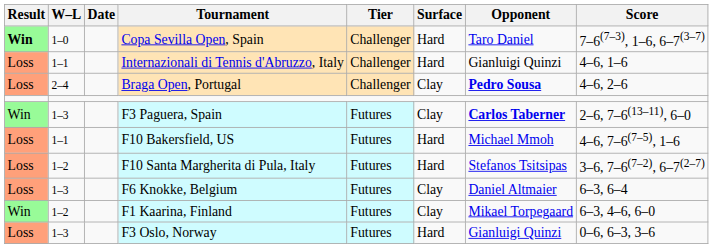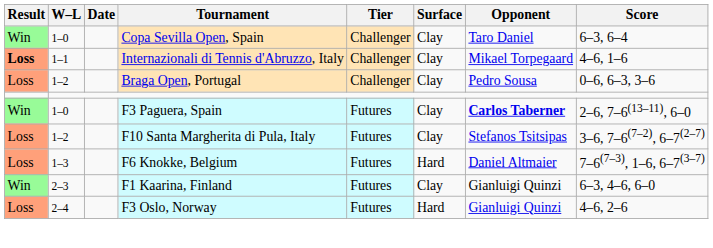(20, 39) bold -> (19, 37) normal
(431, 39) Hard -> (430, 37) Clay
(642, 39) 7–6(7–3), 1–6, 6–7(3–7) -> (603, 37) 6–3, 6–4
(21, 62) normal -> (21, 59) bold
(431, 62) Hard -> (430, 59) Clay
(515, 62) Gianluigi Quinzi -> (521, 59) Mikael Torpegaard
(60, 85) 2–4 -> (60, 81) 1–2
(505, 84) bold -> (503, 80) normal
(603, 84) 4–6, 2–6 -> (617, 80) 0–6, 6–3, 3–6
(60, 115) 1–3 -> (60, 111) 1–0
- row: (178, 140)
(431, 165) Hard -> (430, 136) Clay
(430, 189) Clay -> (431, 161) Hard
(603, 189) 6–3, 6–4 -> (642, 161) 7–6(7–3), 1–6, 6–7(3–7)
(60, 212) 1–2 -> (60, 186) 2–3
(521, 211) Mikael Torpegaard -> (515, 185) Gianluigi Quinzi
(60, 233) 1–3 -> (60, 208) 2–4
(617, 233) 0–6, 6–3, 3–6 -> (603, 207) 4–6, 2–6
